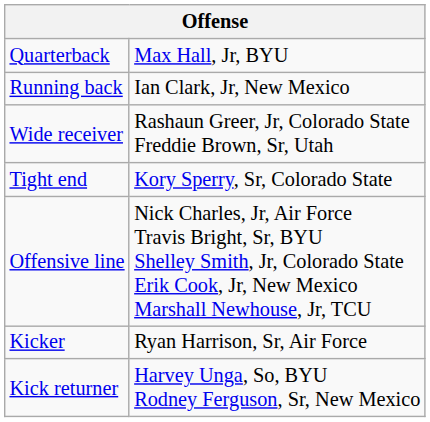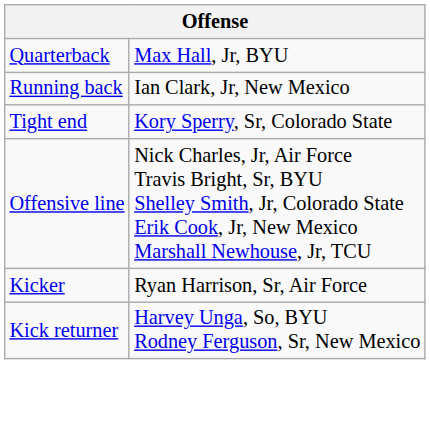- row: (66, 134)
